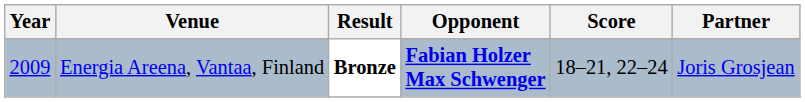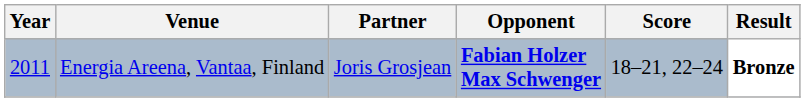columns swapped: (736, 21) <-> (365, 21)
(30, 67) 2009 -> (30, 67) 2011
